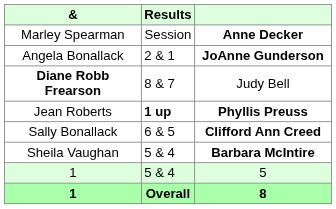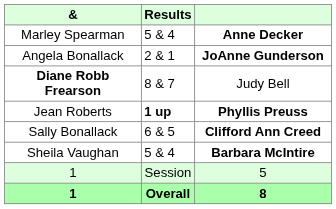(168, 35) Session -> (160, 35) 5 & 4
(160, 173) 5 & 4 -> (168, 173) Session
